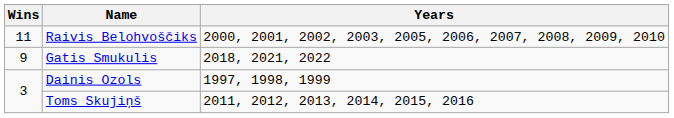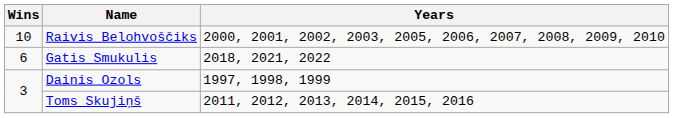(24, 37) 11 -> (24, 37) 10
(24, 59) 9 -> (24, 59) 6
